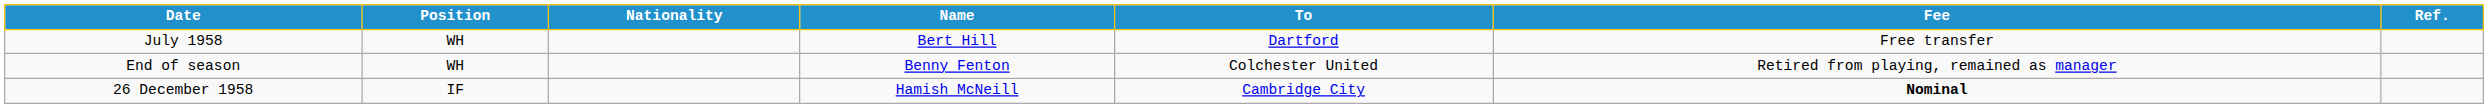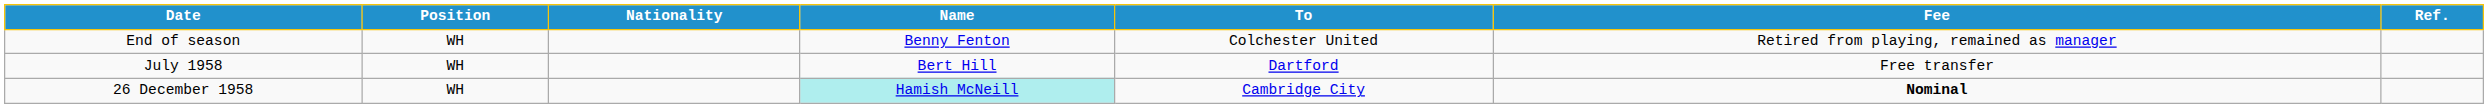rows swapped: (183, 66) <-> (183, 41)
(455, 90) IF -> (455, 90) WH
(957, 90) no background -> (957, 90) paleturquoise background
